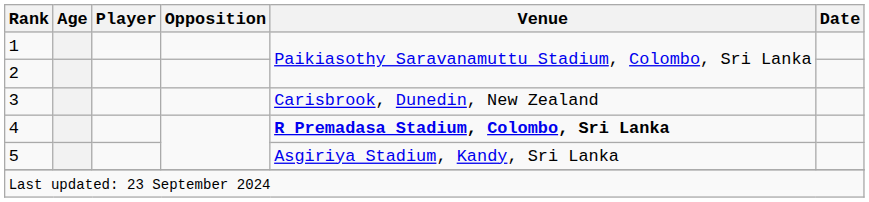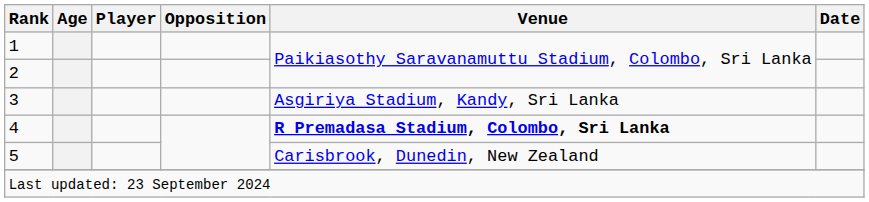(436, 101) Carisbrook, Dunedin, New Zealand -> (447, 101) Asgiriya Stadium, Kandy, Sri Lanka
(447, 156) Asgiriya Stadium, Kandy, Sri Lanka -> (436, 156) Carisbrook, Dunedin, New Zealand
